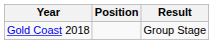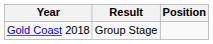columns swapped: (175, 13) <-> (117, 13)
